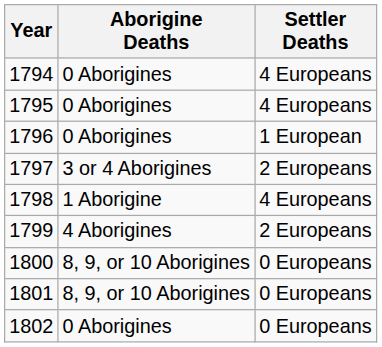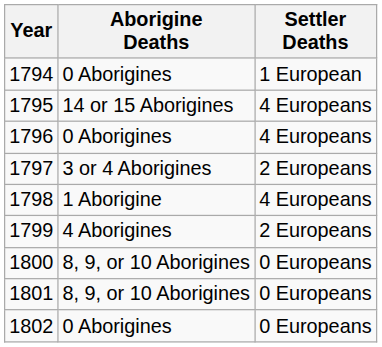(315, 74) 4 Europeans -> (310, 74) 1 European
(117, 105) 0 Aborigines -> (148, 105) 14 or 15 Aborigines
(310, 136) 1 European -> (315, 136) 4 Europeans
